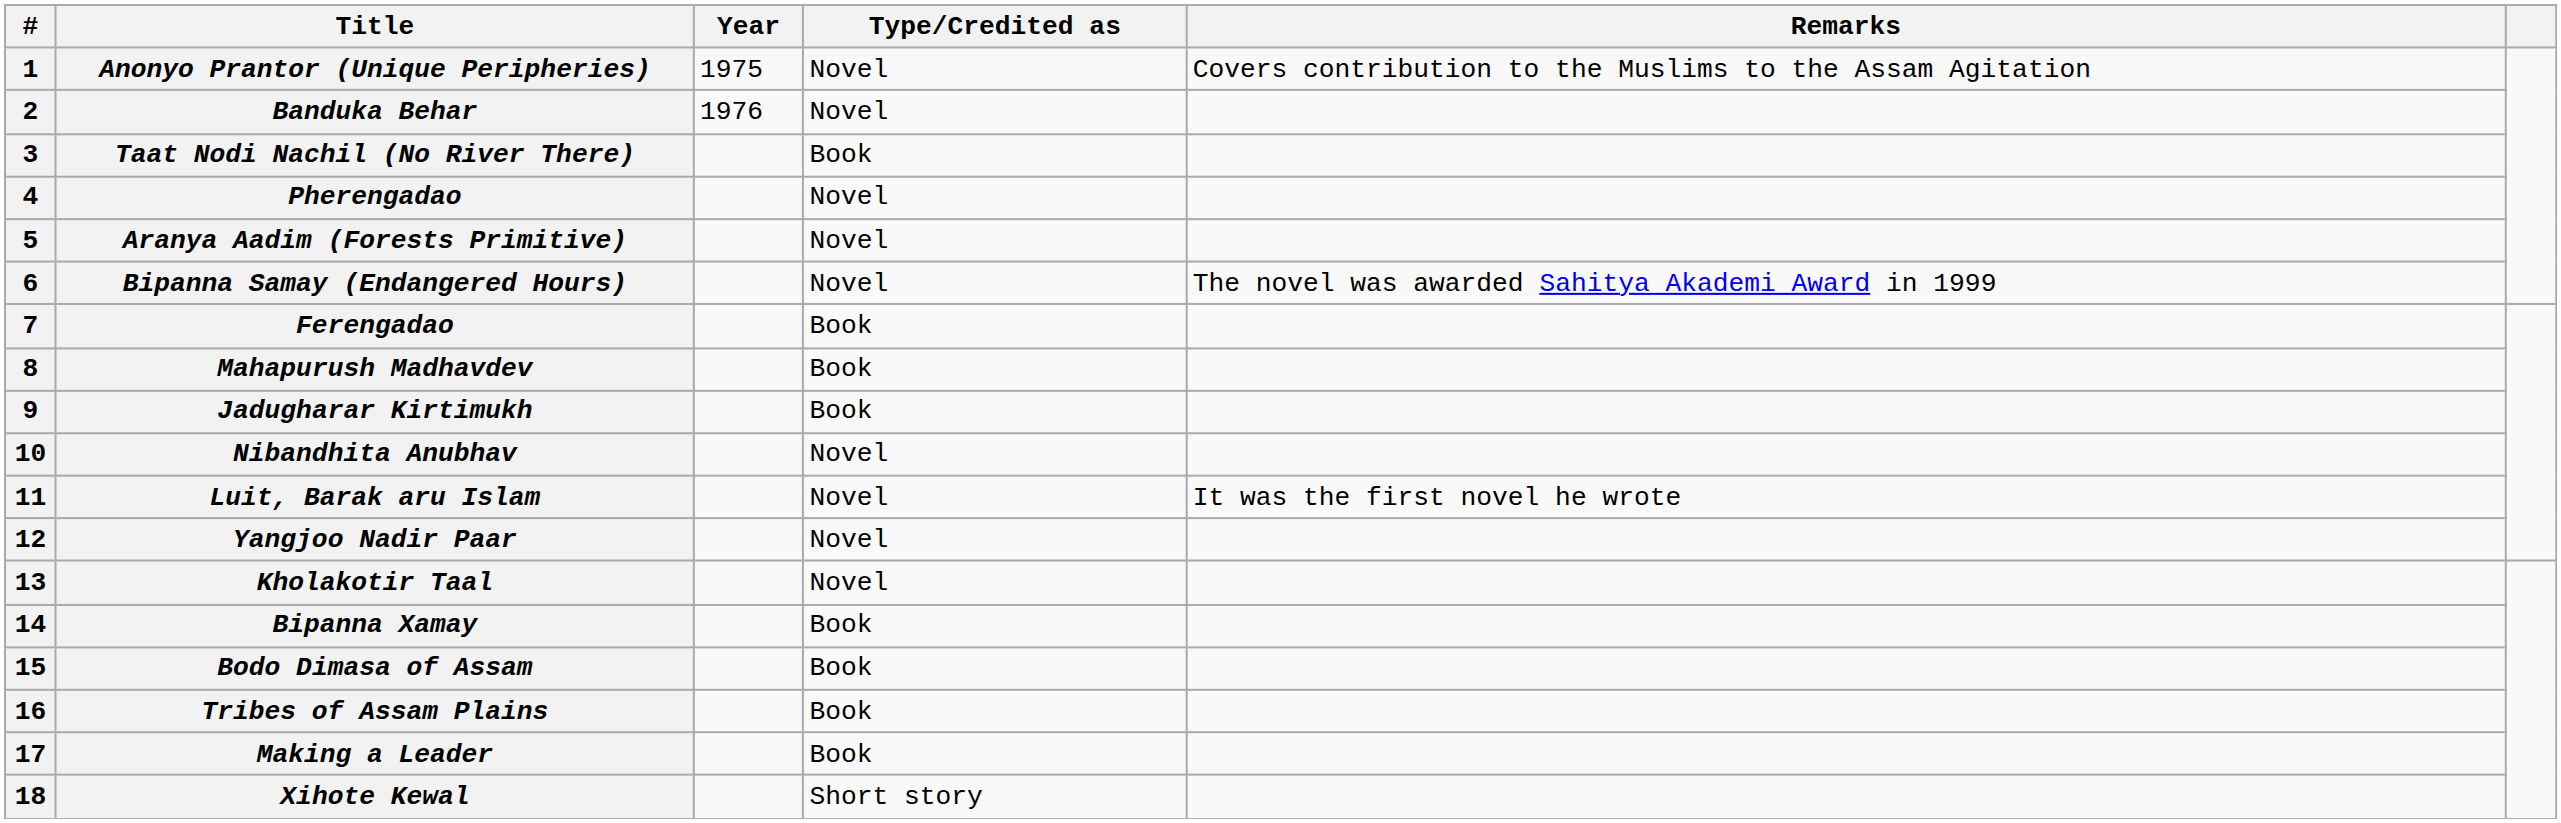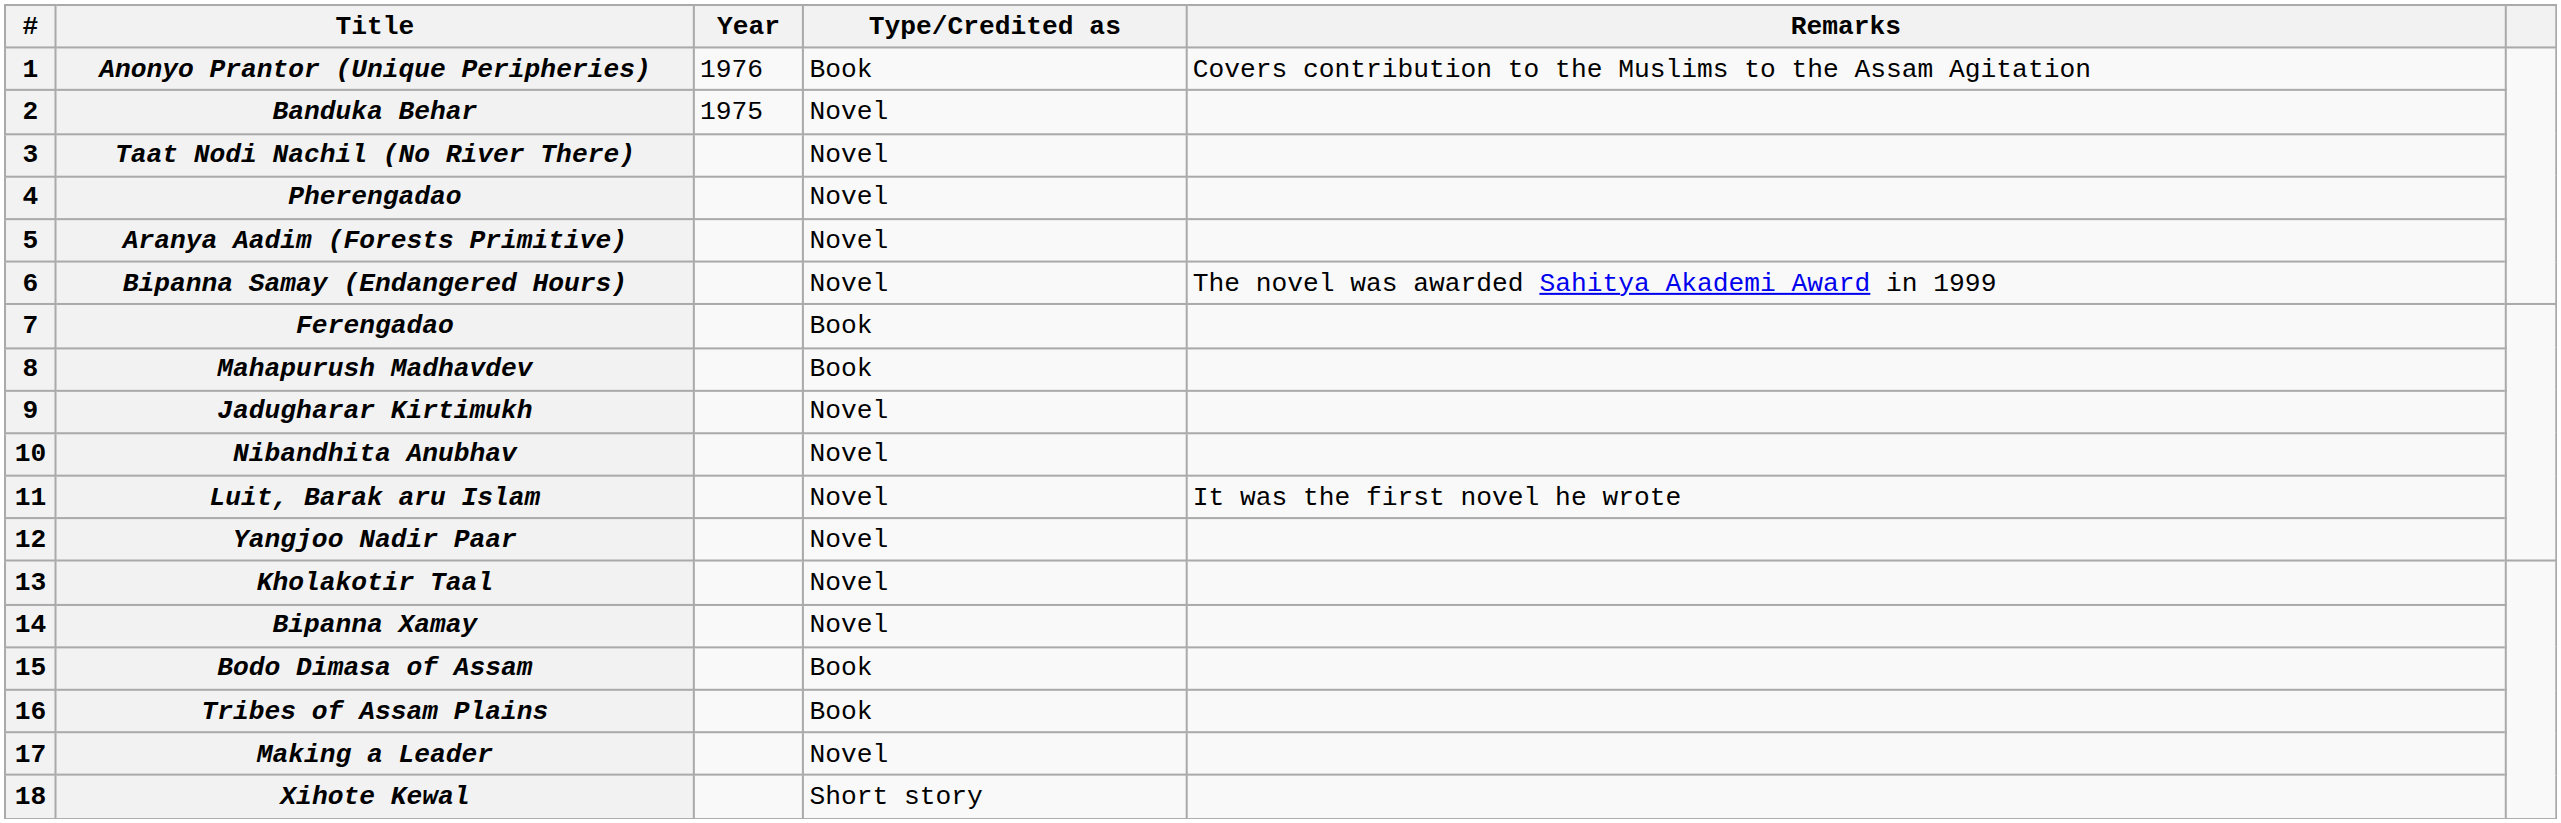(732, 69) 1975 -> (732, 69) 1976
(849, 69) Novel -> (841, 69) Book
(732, 112) 1976 -> (732, 112) 1975
(841, 155) Book -> (849, 155) Novel
(841, 412) Book -> (849, 412) Novel
(841, 626) Book -> (849, 626) Novel
(841, 754) Book -> (849, 754) Novel
